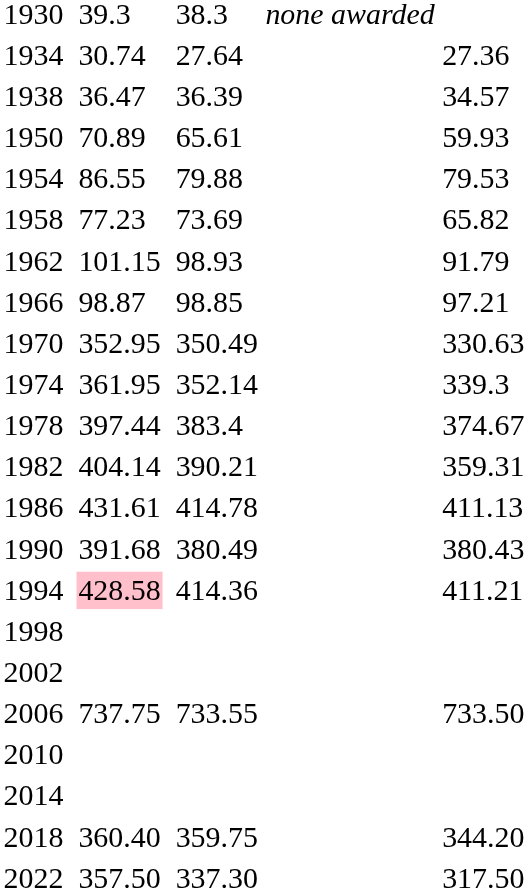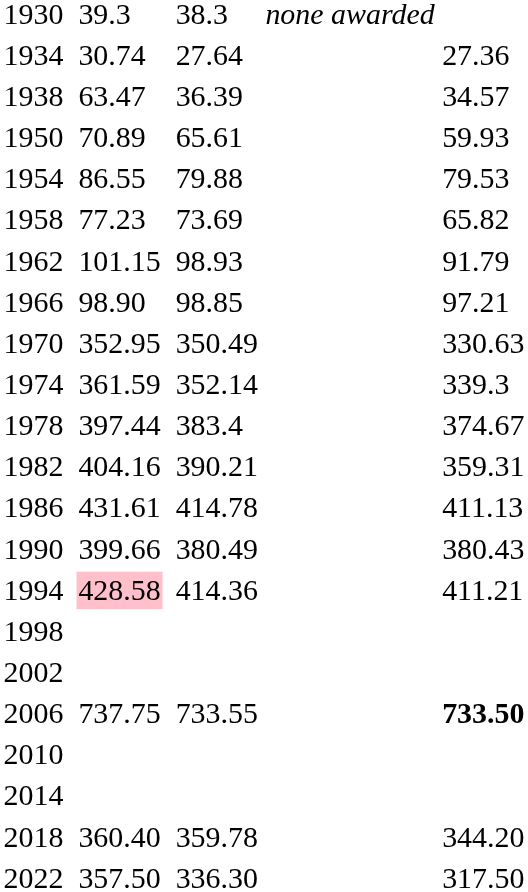(112, 96) 36.47 -> (112, 96) 63.47
(112, 301) 98.87 -> (112, 301) 98.90
(120, 384) 361.95 -> (120, 384) 361.59
(120, 466) 404.14 -> (120, 466) 404.16
(120, 548) 391.68 -> (120, 548) 399.66
(483, 713) normal -> (483, 713) bold
(217, 836) 359.75 -> (217, 836) 359.78
(217, 877) 337.30 -> (217, 877) 336.30
